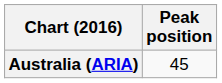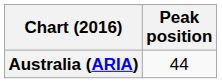(179, 63) 45 -> (179, 63) 44
